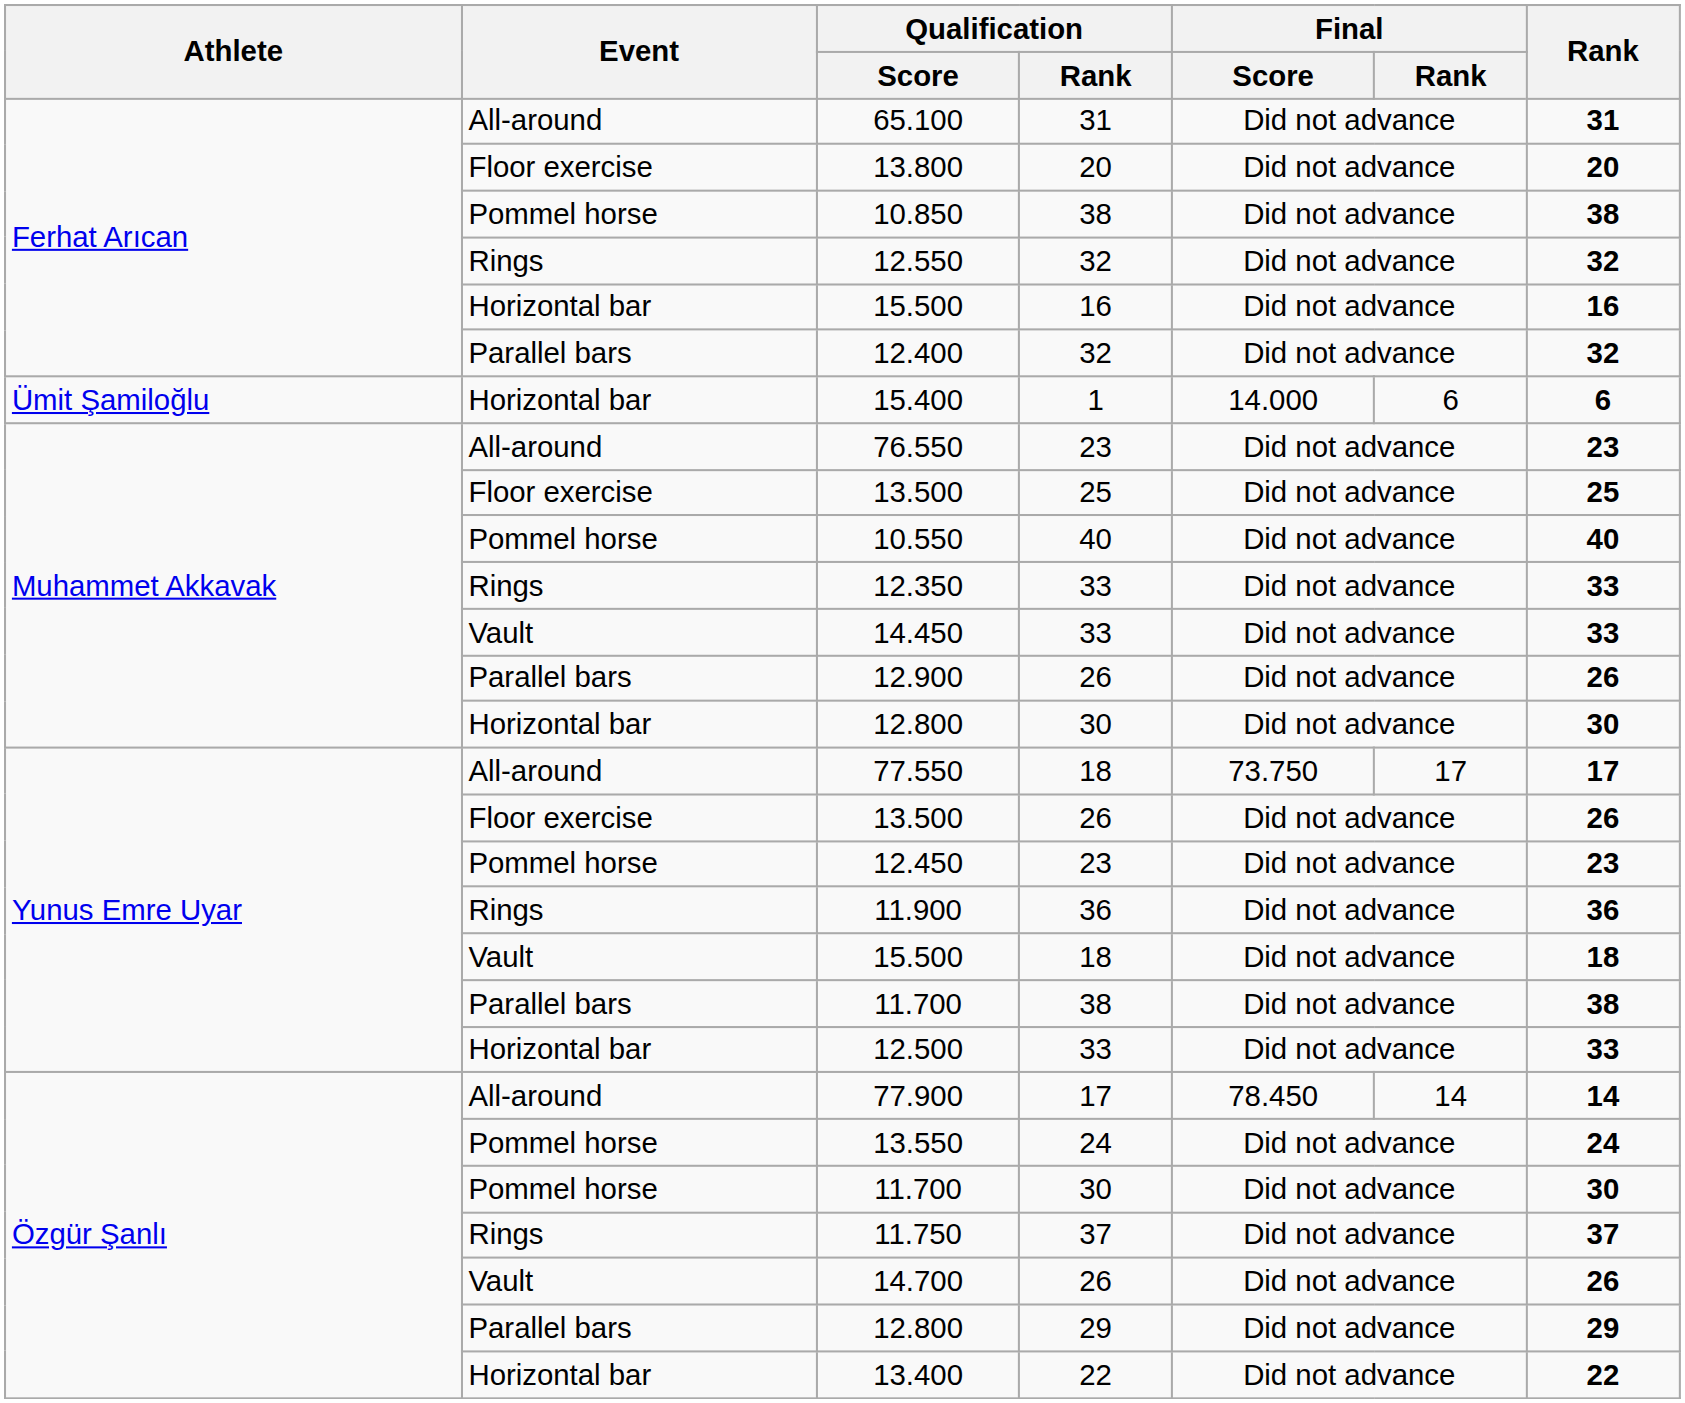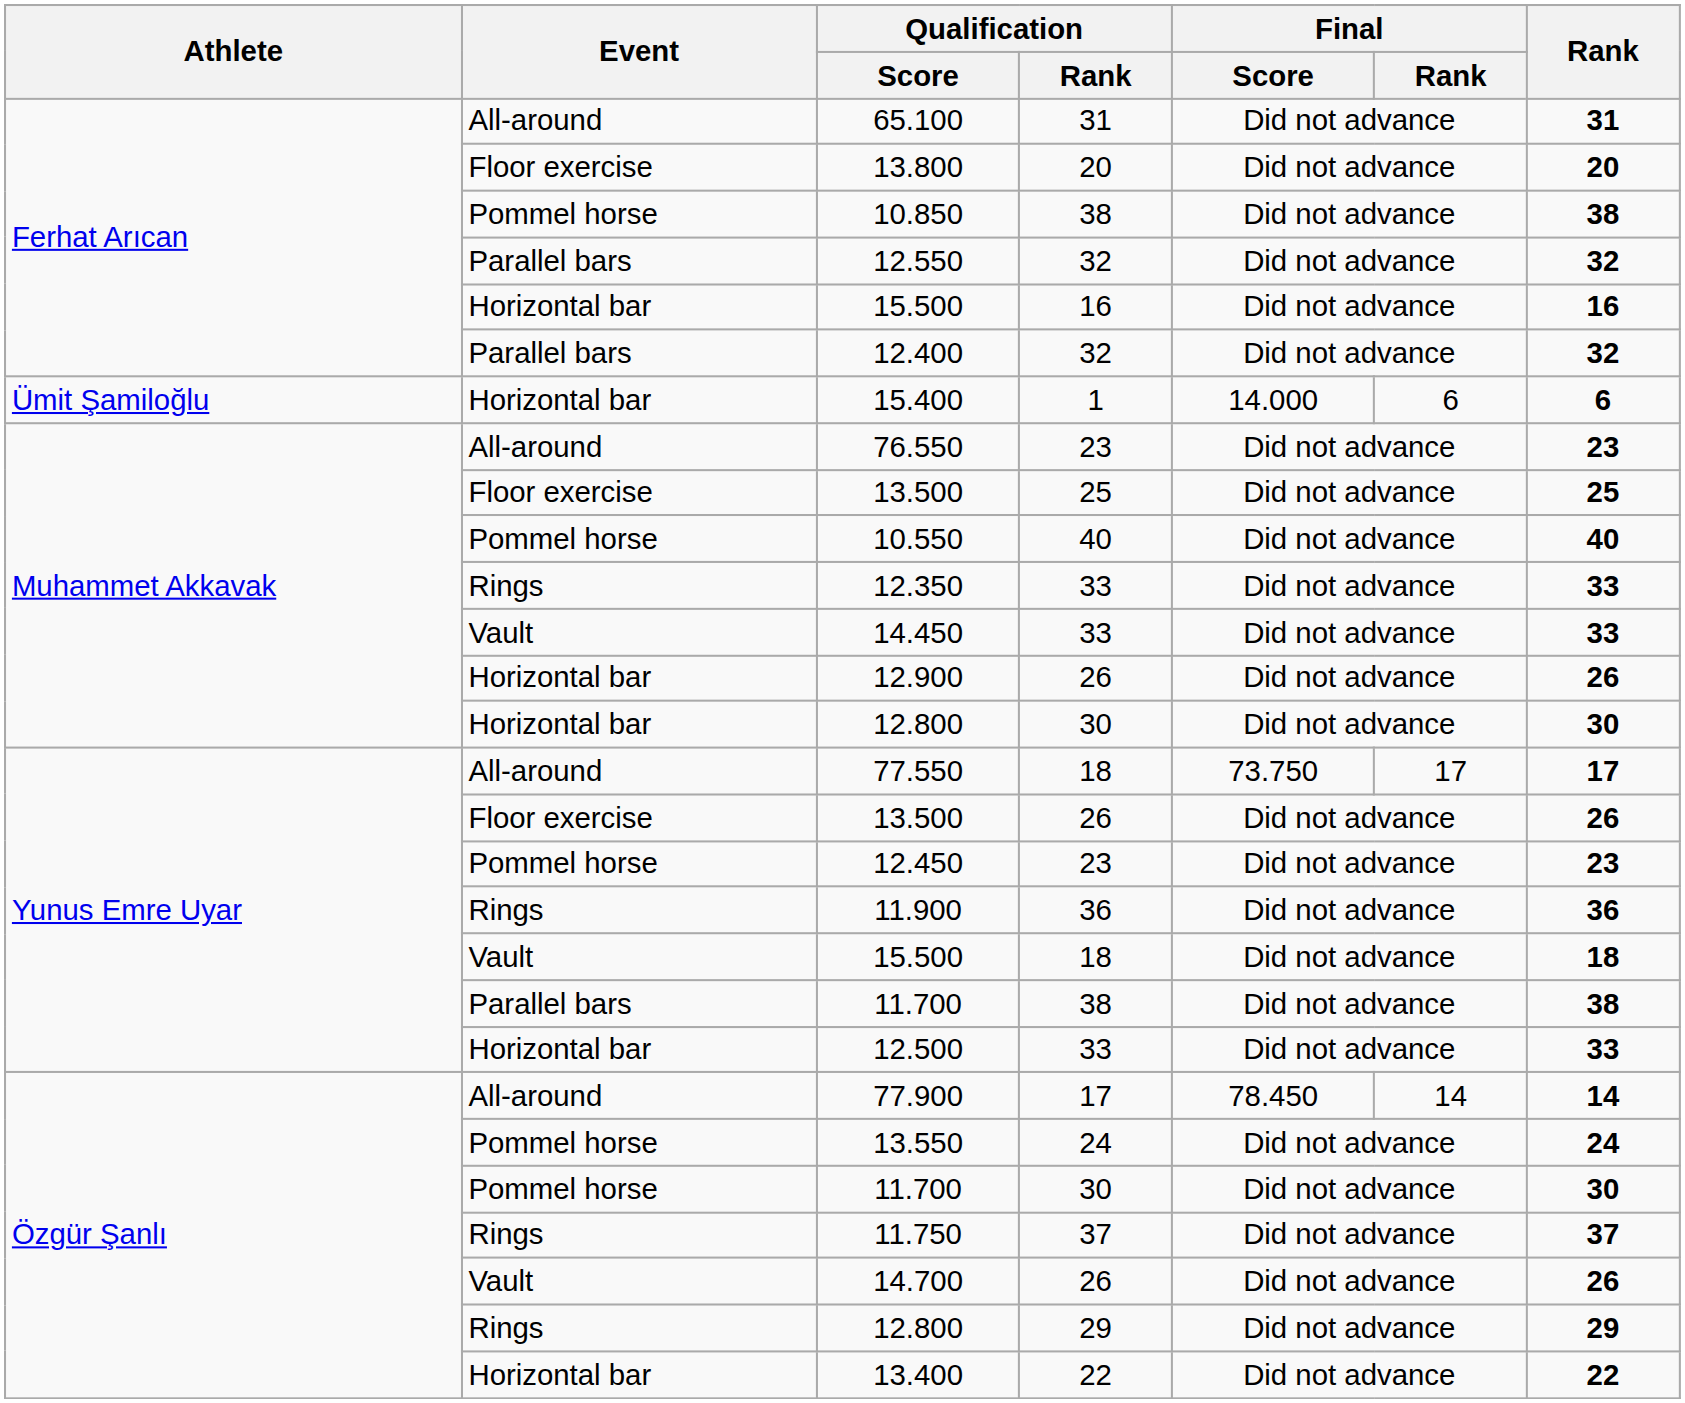(506, 261) Rings -> (550, 261) Parallel bars
(550, 678) Parallel bars -> (560, 678) Horizontal bar
(550, 1328) Parallel bars -> (506, 1328) Rings
